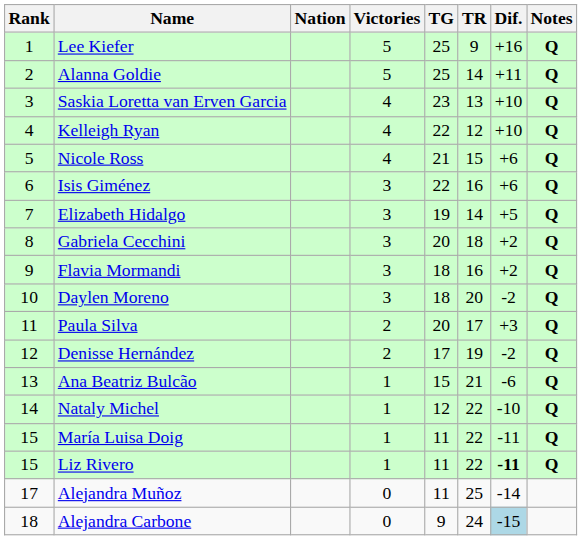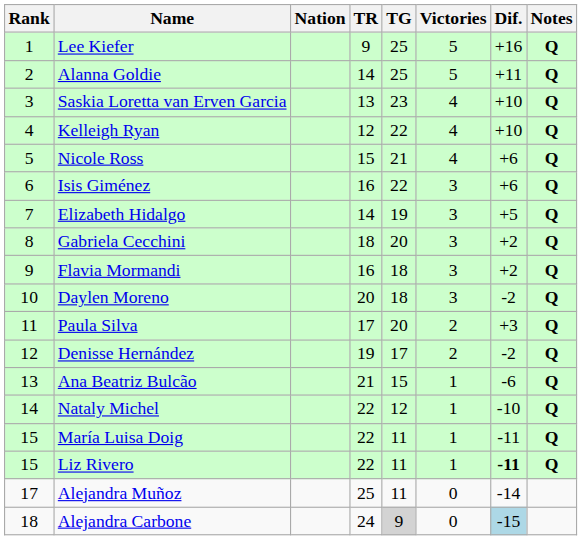columns swapped: (387, 18) <-> (474, 18)
(441, 520) no background -> (399, 520) lightgrey background
